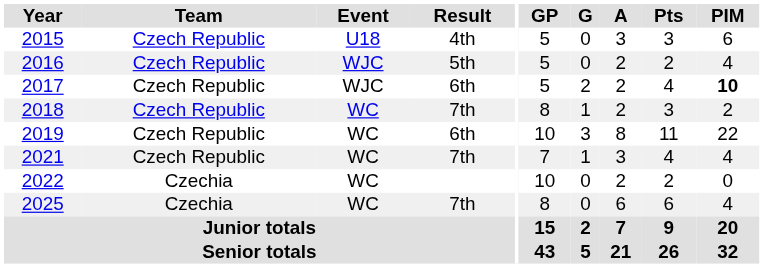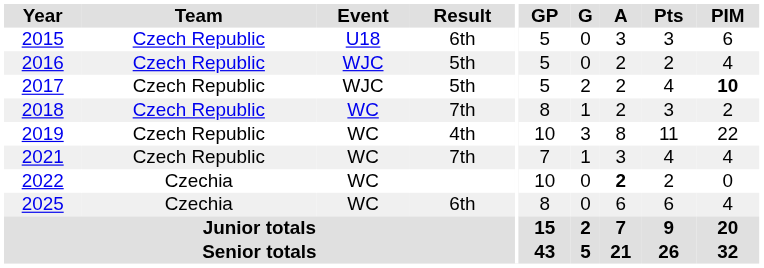(462, 39) 4th -> (462, 39) 6th
(462, 86) 6th -> (462, 86) 5th
(462, 133) 6th -> (462, 133) 4th
(621, 180) normal -> (621, 180) bold
(462, 204) 7th -> (462, 204) 6th
